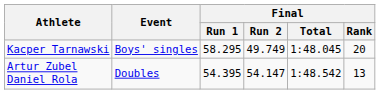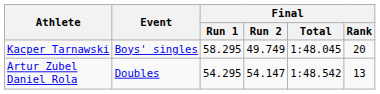(222, 73) 54.395 -> (222, 73) 54.295
